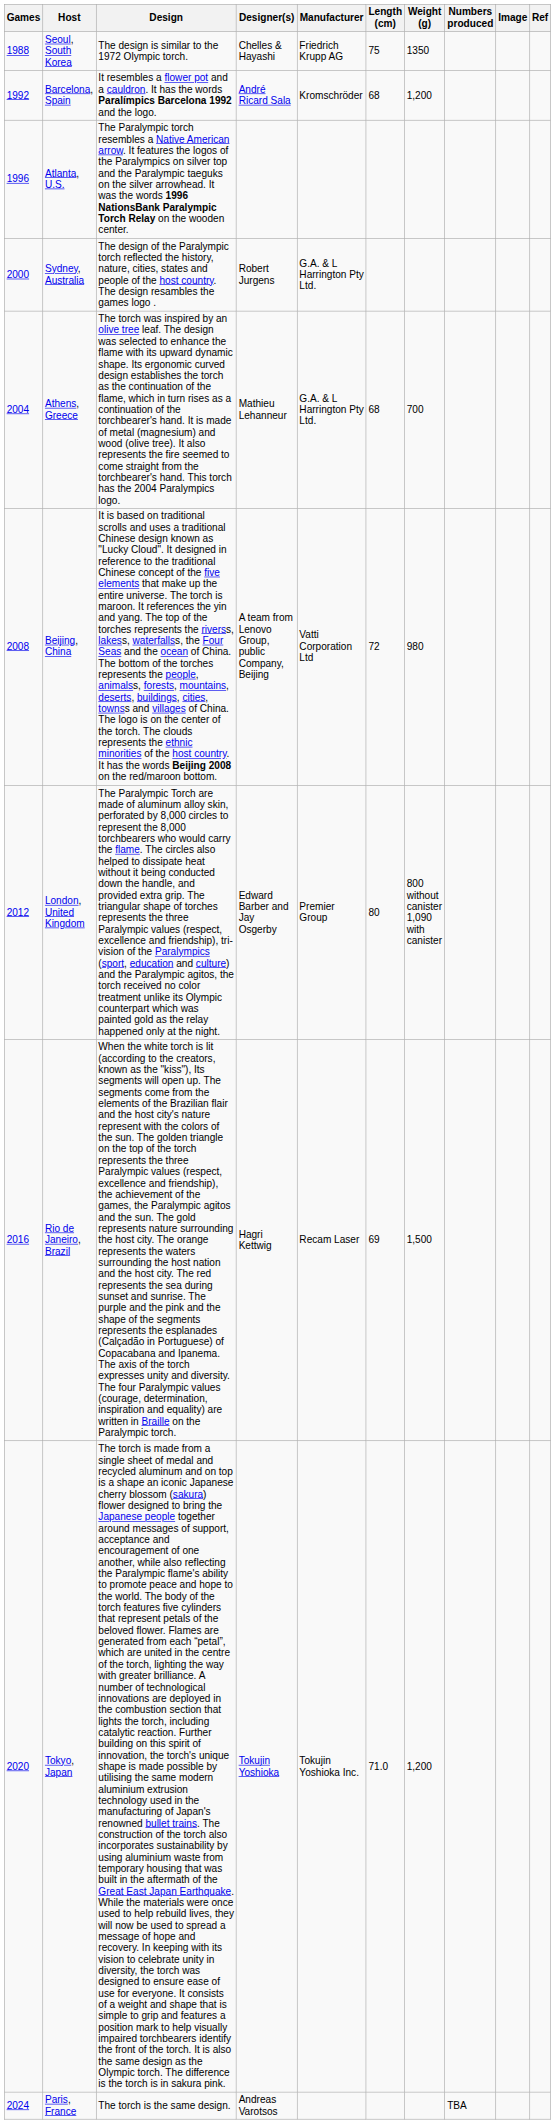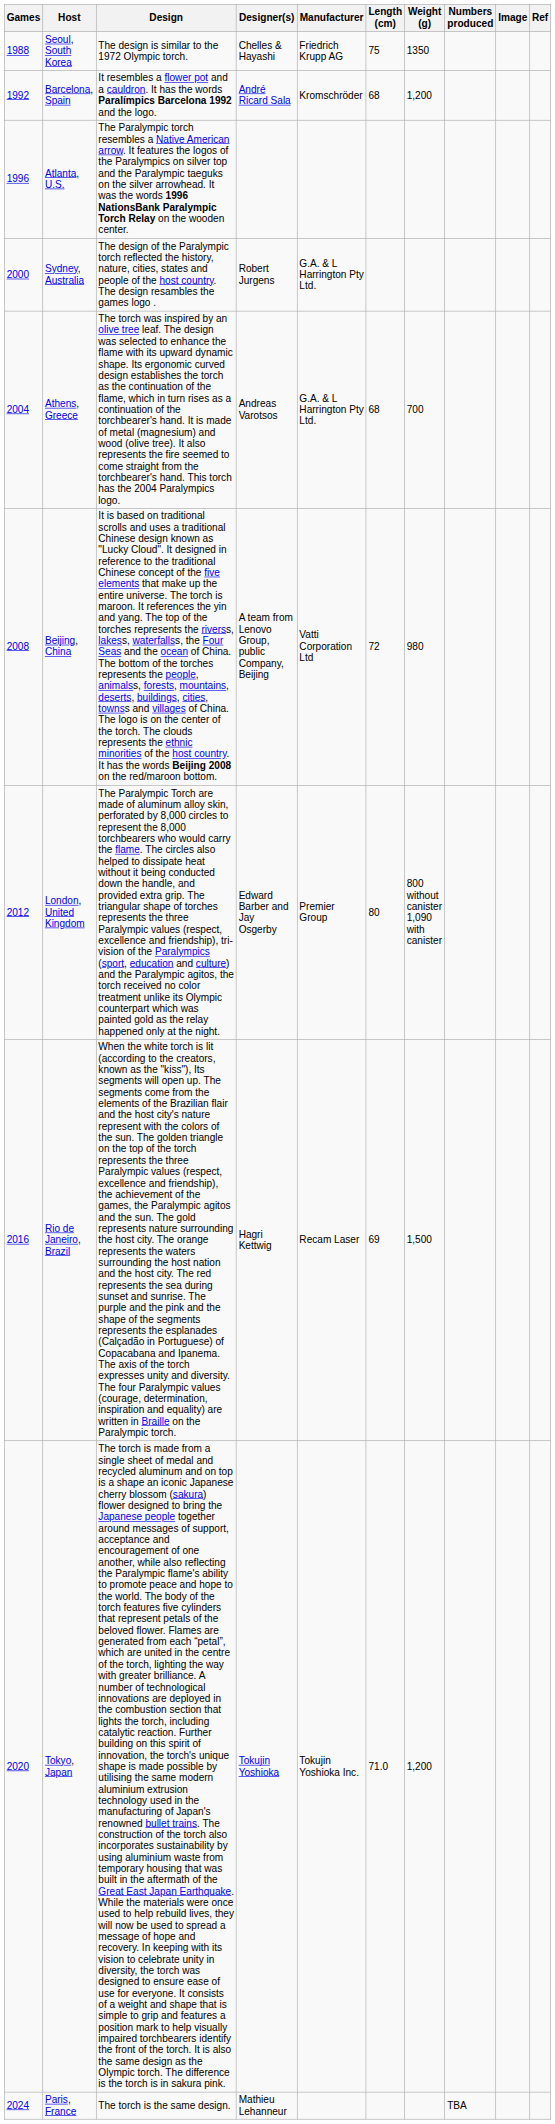(263, 409) Mathieu Lehanneur -> (258, 409) Andreas Varotsos
(258, 2105) Andreas Varotsos -> (263, 2105) Mathieu Lehanneur
